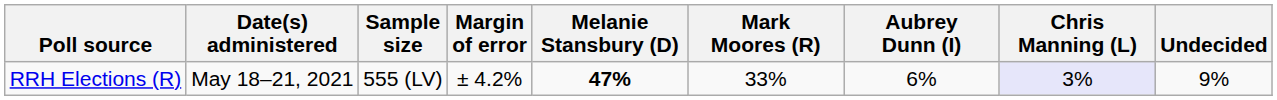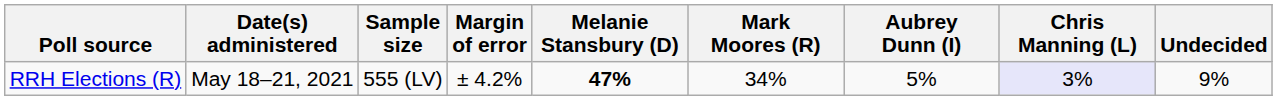(766, 78) 33% -> (766, 78) 34%
(922, 78) 6% -> (922, 78) 5%
